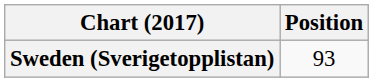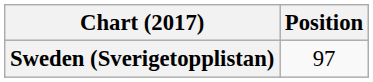(324, 58) 93 -> (324, 58) 97
